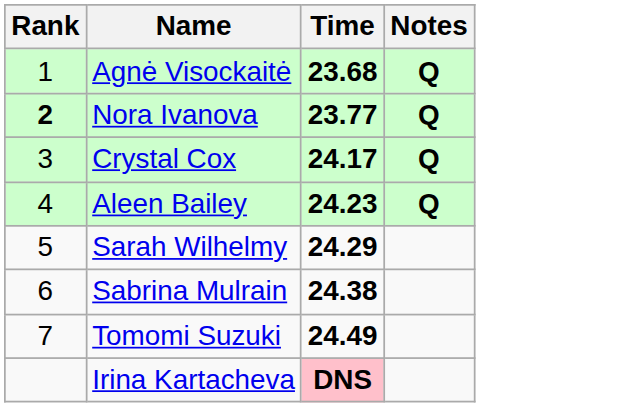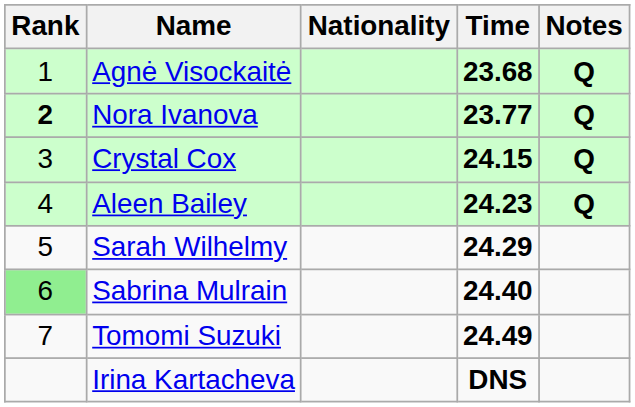+ column: (379, 26)
(343, 159) 24.17 -> (498, 159) 24.15
(45, 291) no background -> (45, 291) lightgreen background
(343, 291) 24.38 -> (498, 291) 24.40
(343, 379) pink background -> (498, 379) no background
